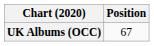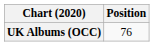(126, 31) 67 -> (126, 31) 76
